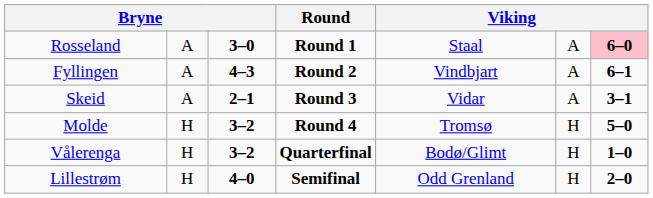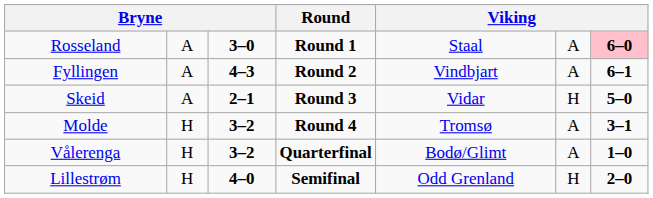(573, 98) A -> (573, 98) H
(619, 98) 3–1 -> (619, 98) 5–0
(573, 125) H -> (573, 125) A
(619, 125) 5–0 -> (619, 125) 3–1
(573, 152) H -> (573, 152) A
